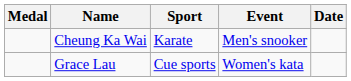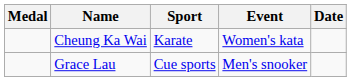(265, 40) Men's snooker -> (263, 40) Women's kata
(263, 64) Women's kata -> (265, 64) Men's snooker
